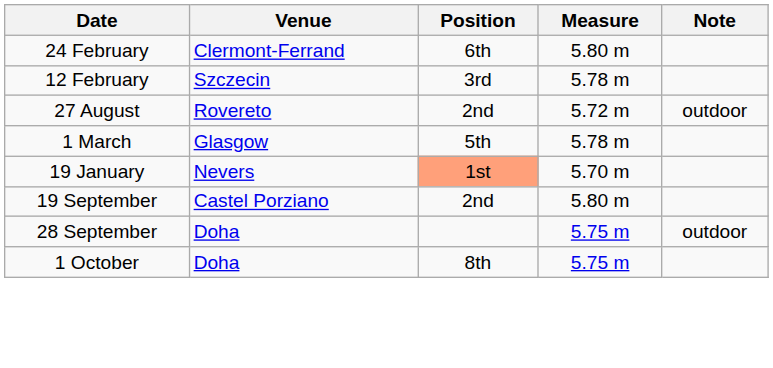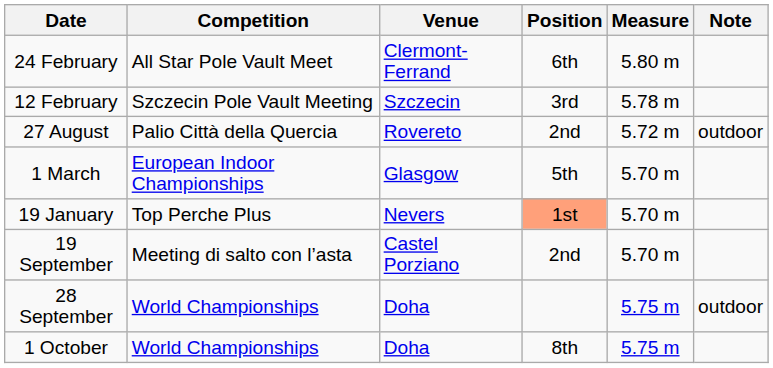+ column: (253, 20)
(600, 141) 5.78 m -> (650, 173) 5.70 m
(600, 202) 5.80 m -> (650, 255) 5.70 m
